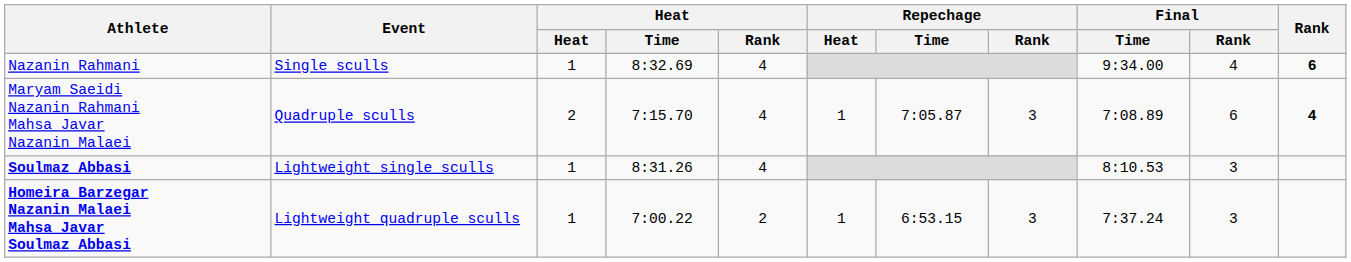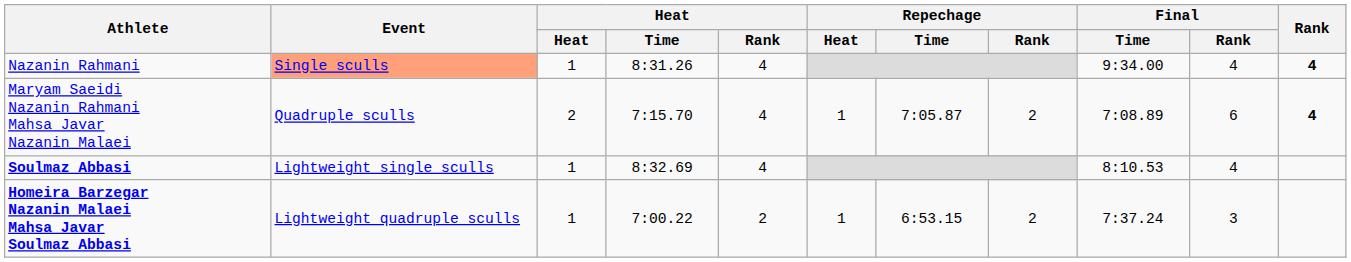(332, 66) no background -> (332, 66) lightsalmon background
(662, 66) 8:32.69 -> (662, 66) 8:31.26
(1312, 66) 6 -> (1312, 66) 4
(1032, 117) 3 -> (1032, 117) 2
(662, 167) 8:31.26 -> (662, 167) 8:32.69
(1233, 167) 3 -> (1233, 167) 4
(1032, 218) 3 -> (1032, 218) 2
